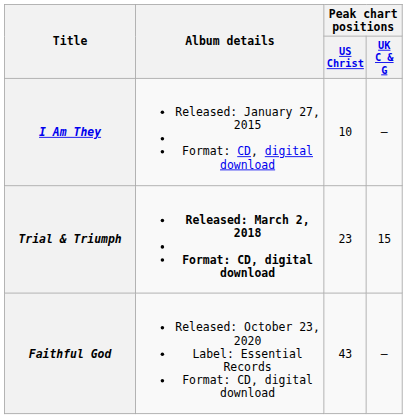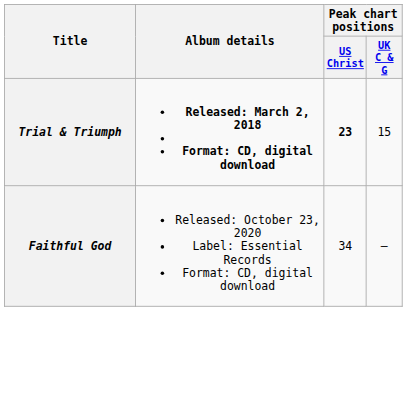- row: (70, 132)
(345, 240) normal -> (345, 132) bold
(345, 354) 43 -> (345, 246) 34
